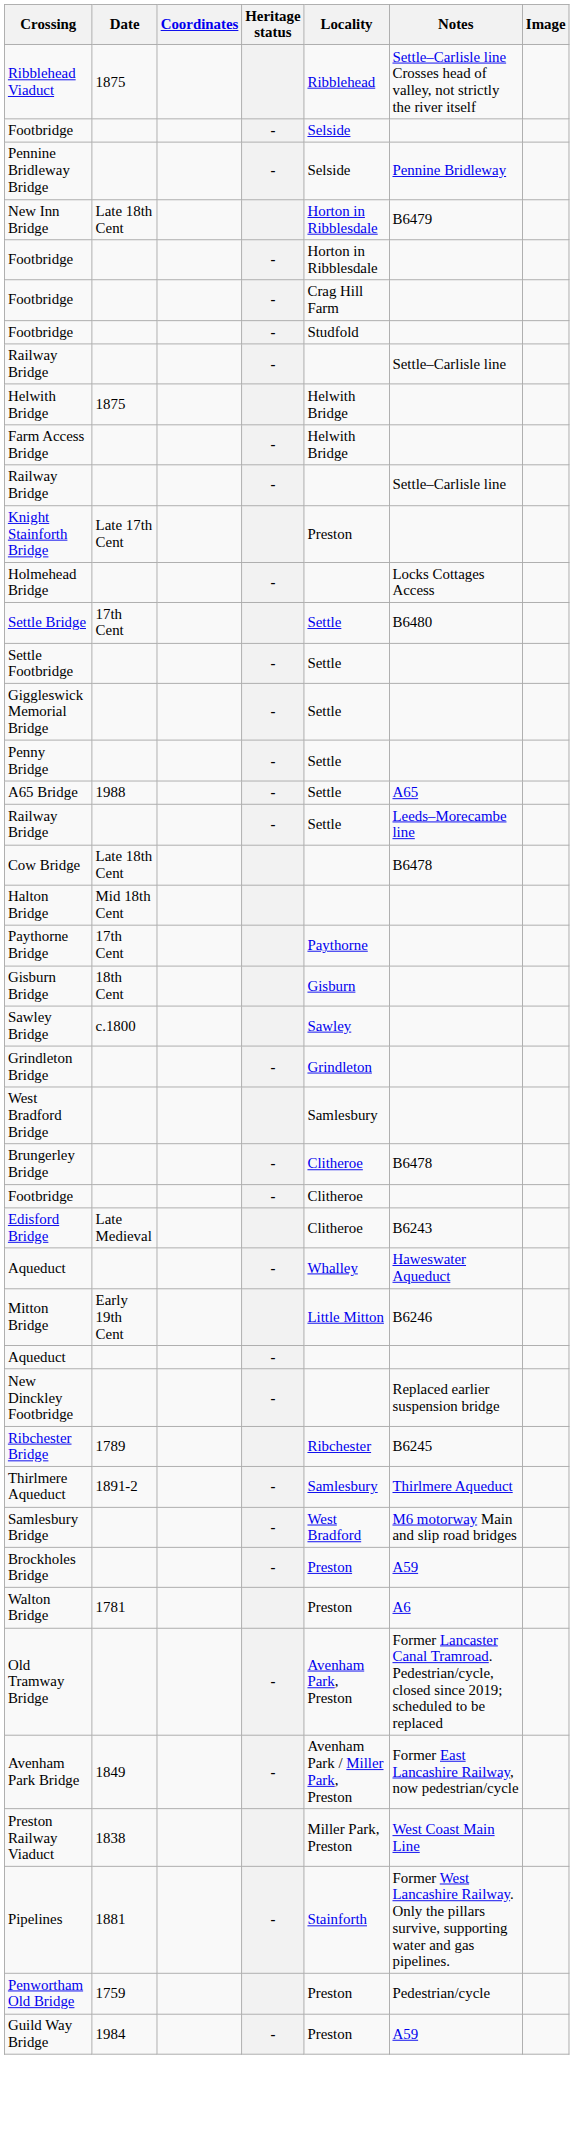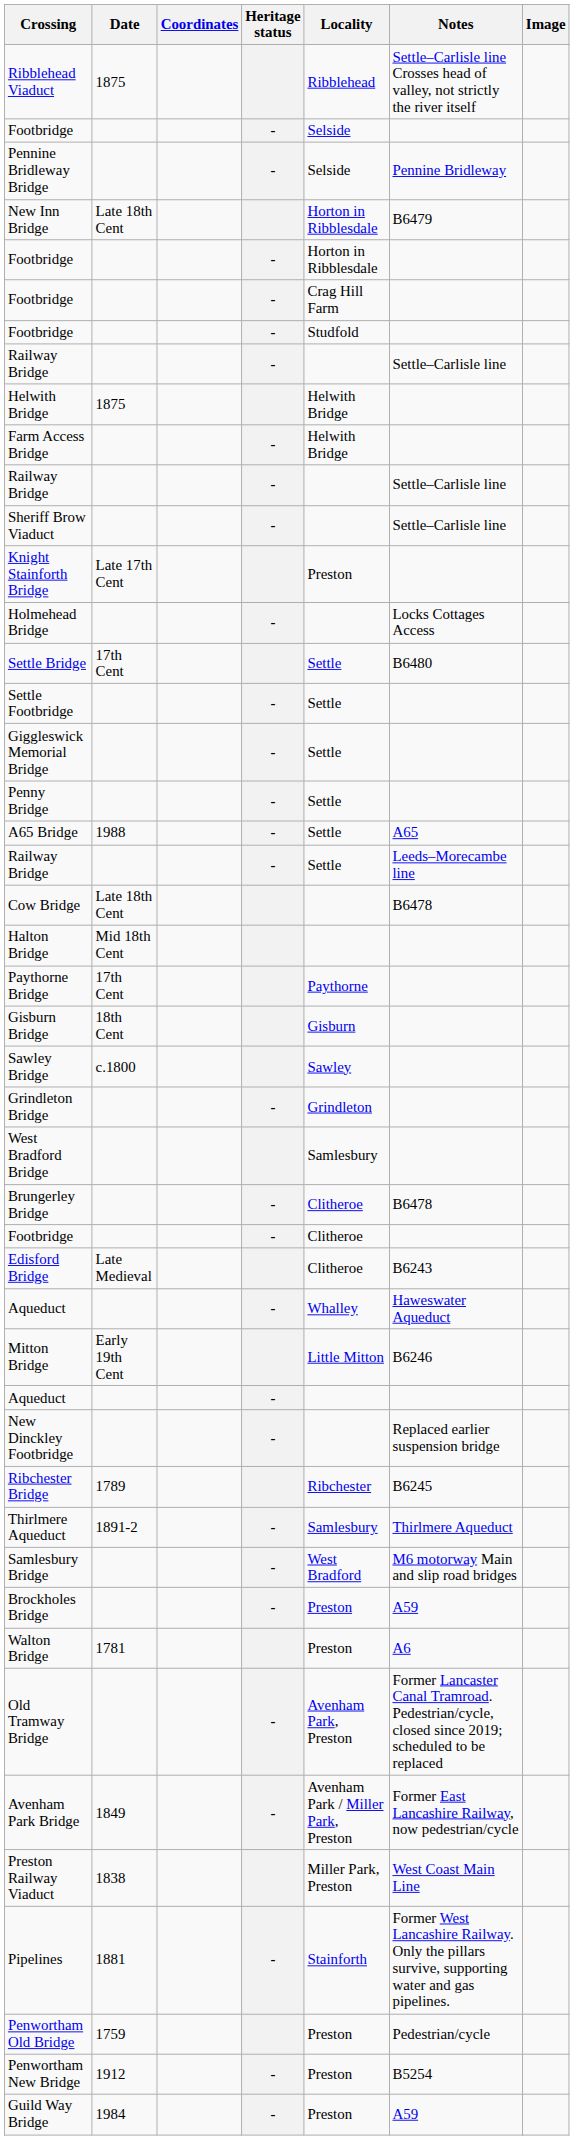+ row: (47, 525)
+ row: (46, 2074)
